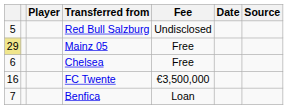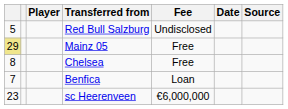(13, 63) 6 -> (13, 63) 8
- row: (90, 79)
+ row: (100, 96)
